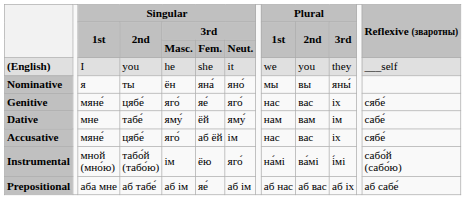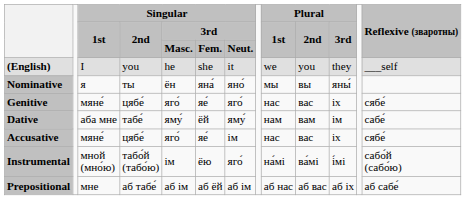(90, 119) мне -> (99, 119) аба мне
(210, 137) аб ёй -> (203, 137) яе́
(99, 185) аба мне -> (90, 185) мне
(203, 185) яе́ -> (210, 185) аб ёй
